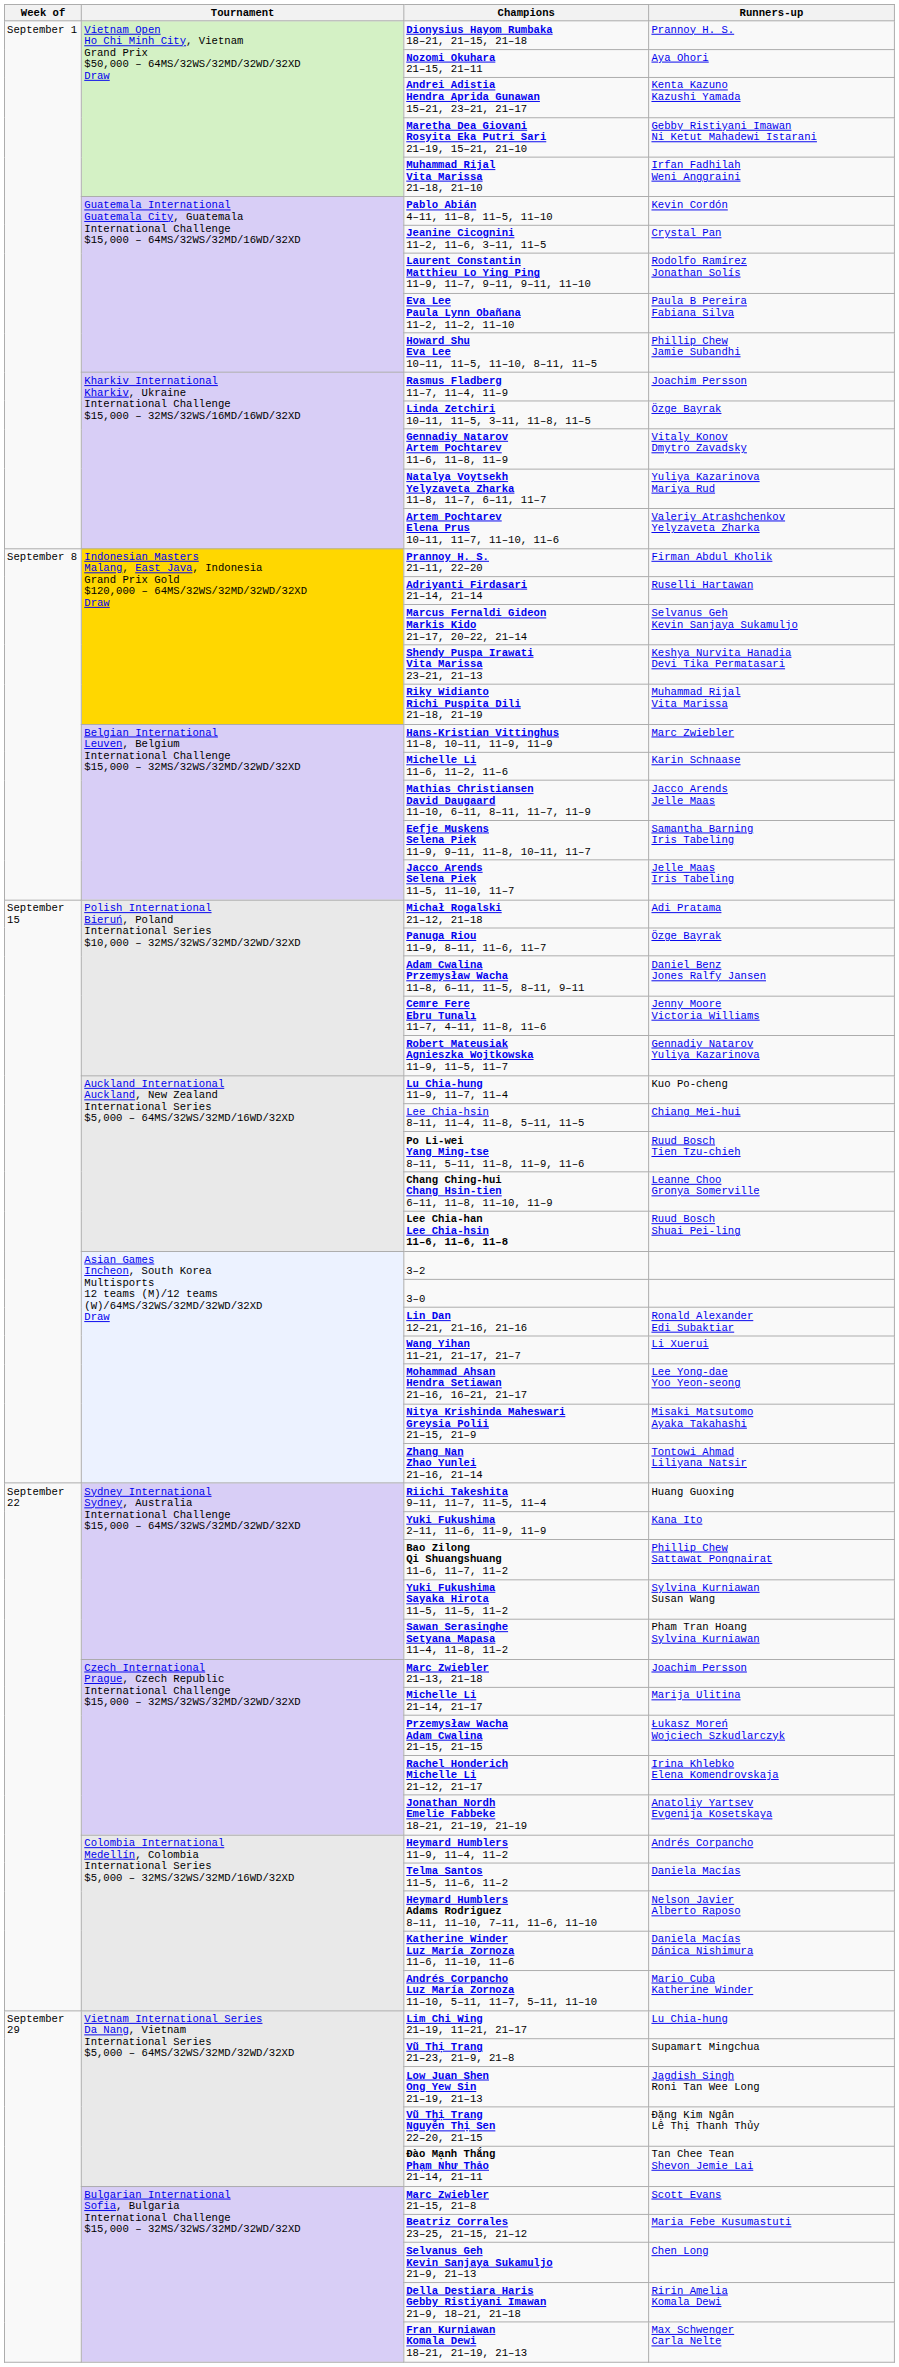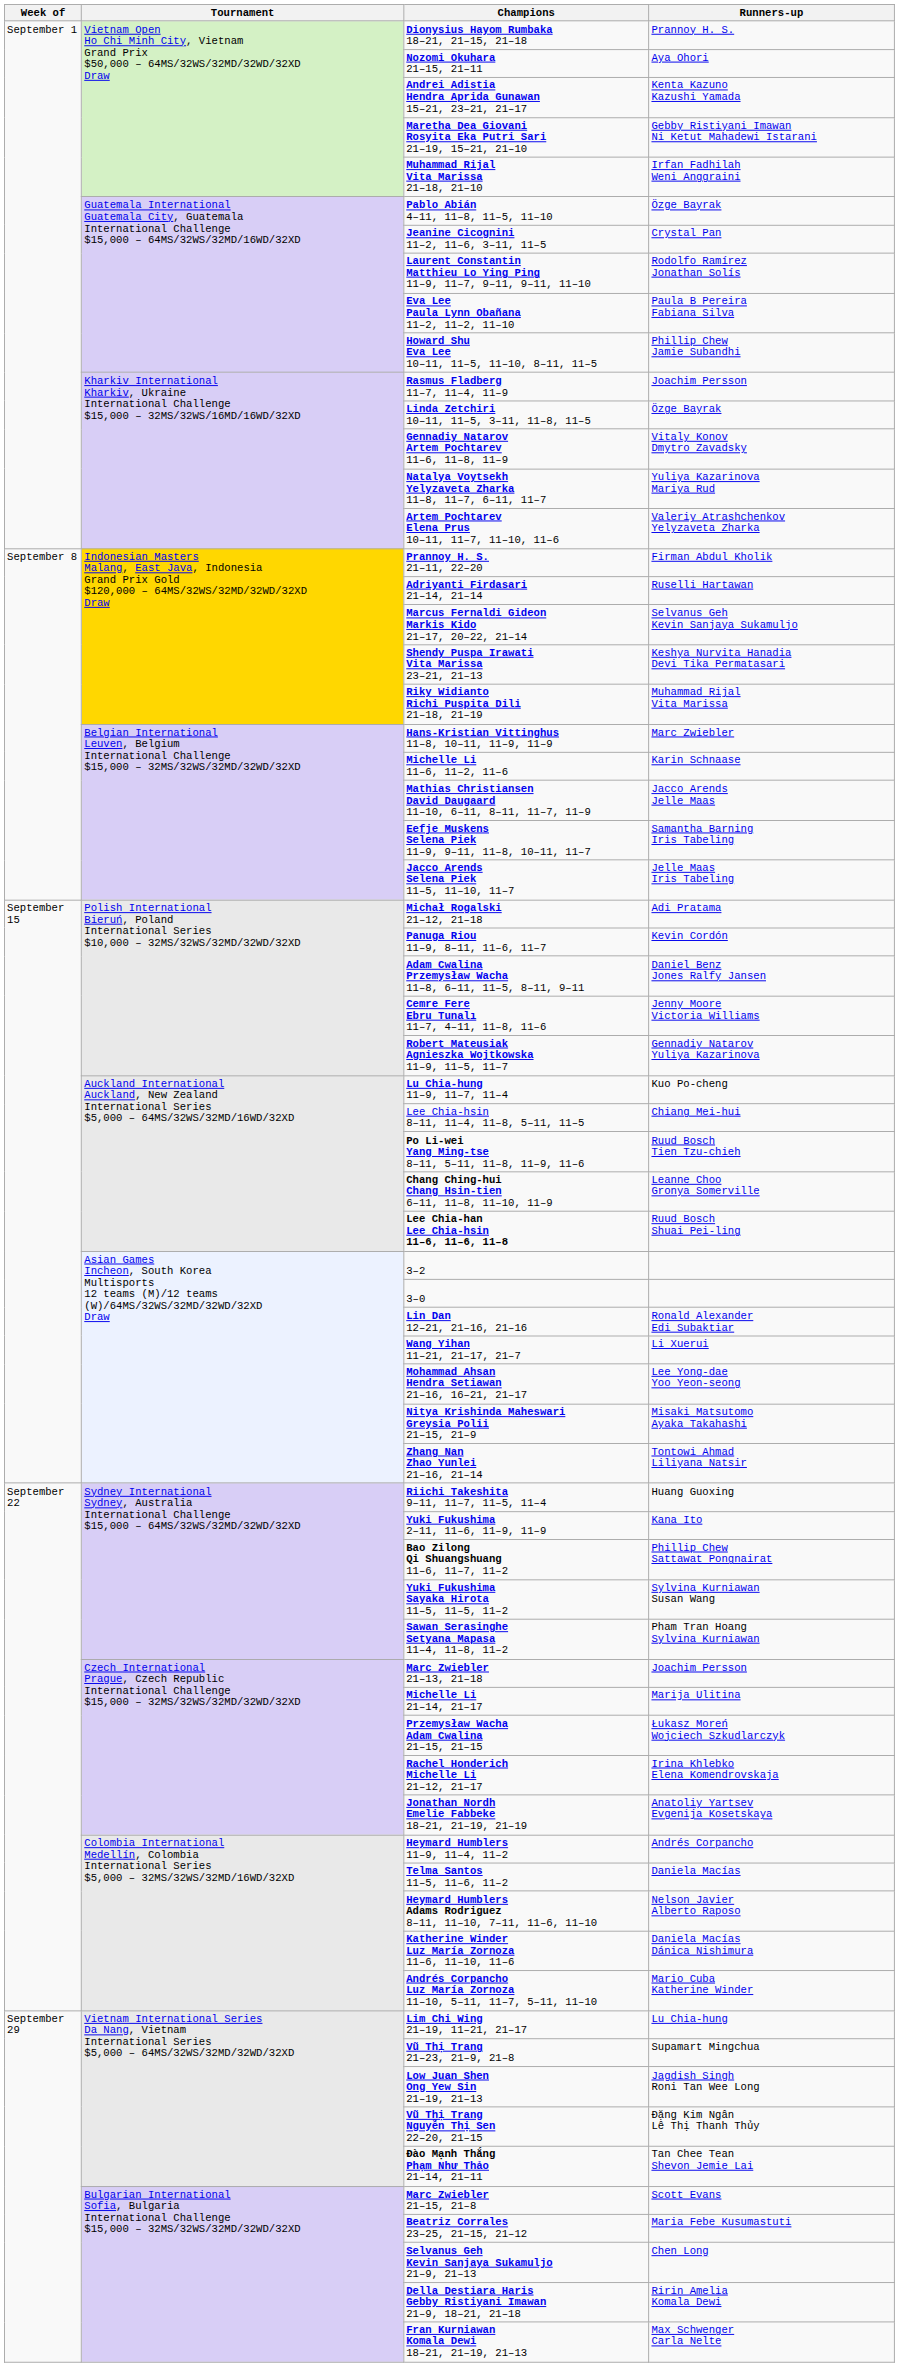(690, 205) Kevin Cordón -> (686, 205) Özge Bayrak
(686, 936) Özge Bayrak -> (690, 936) Kevin Cordón
